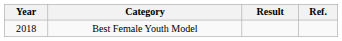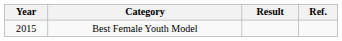(26, 28) 2018 -> (26, 28) 2015
